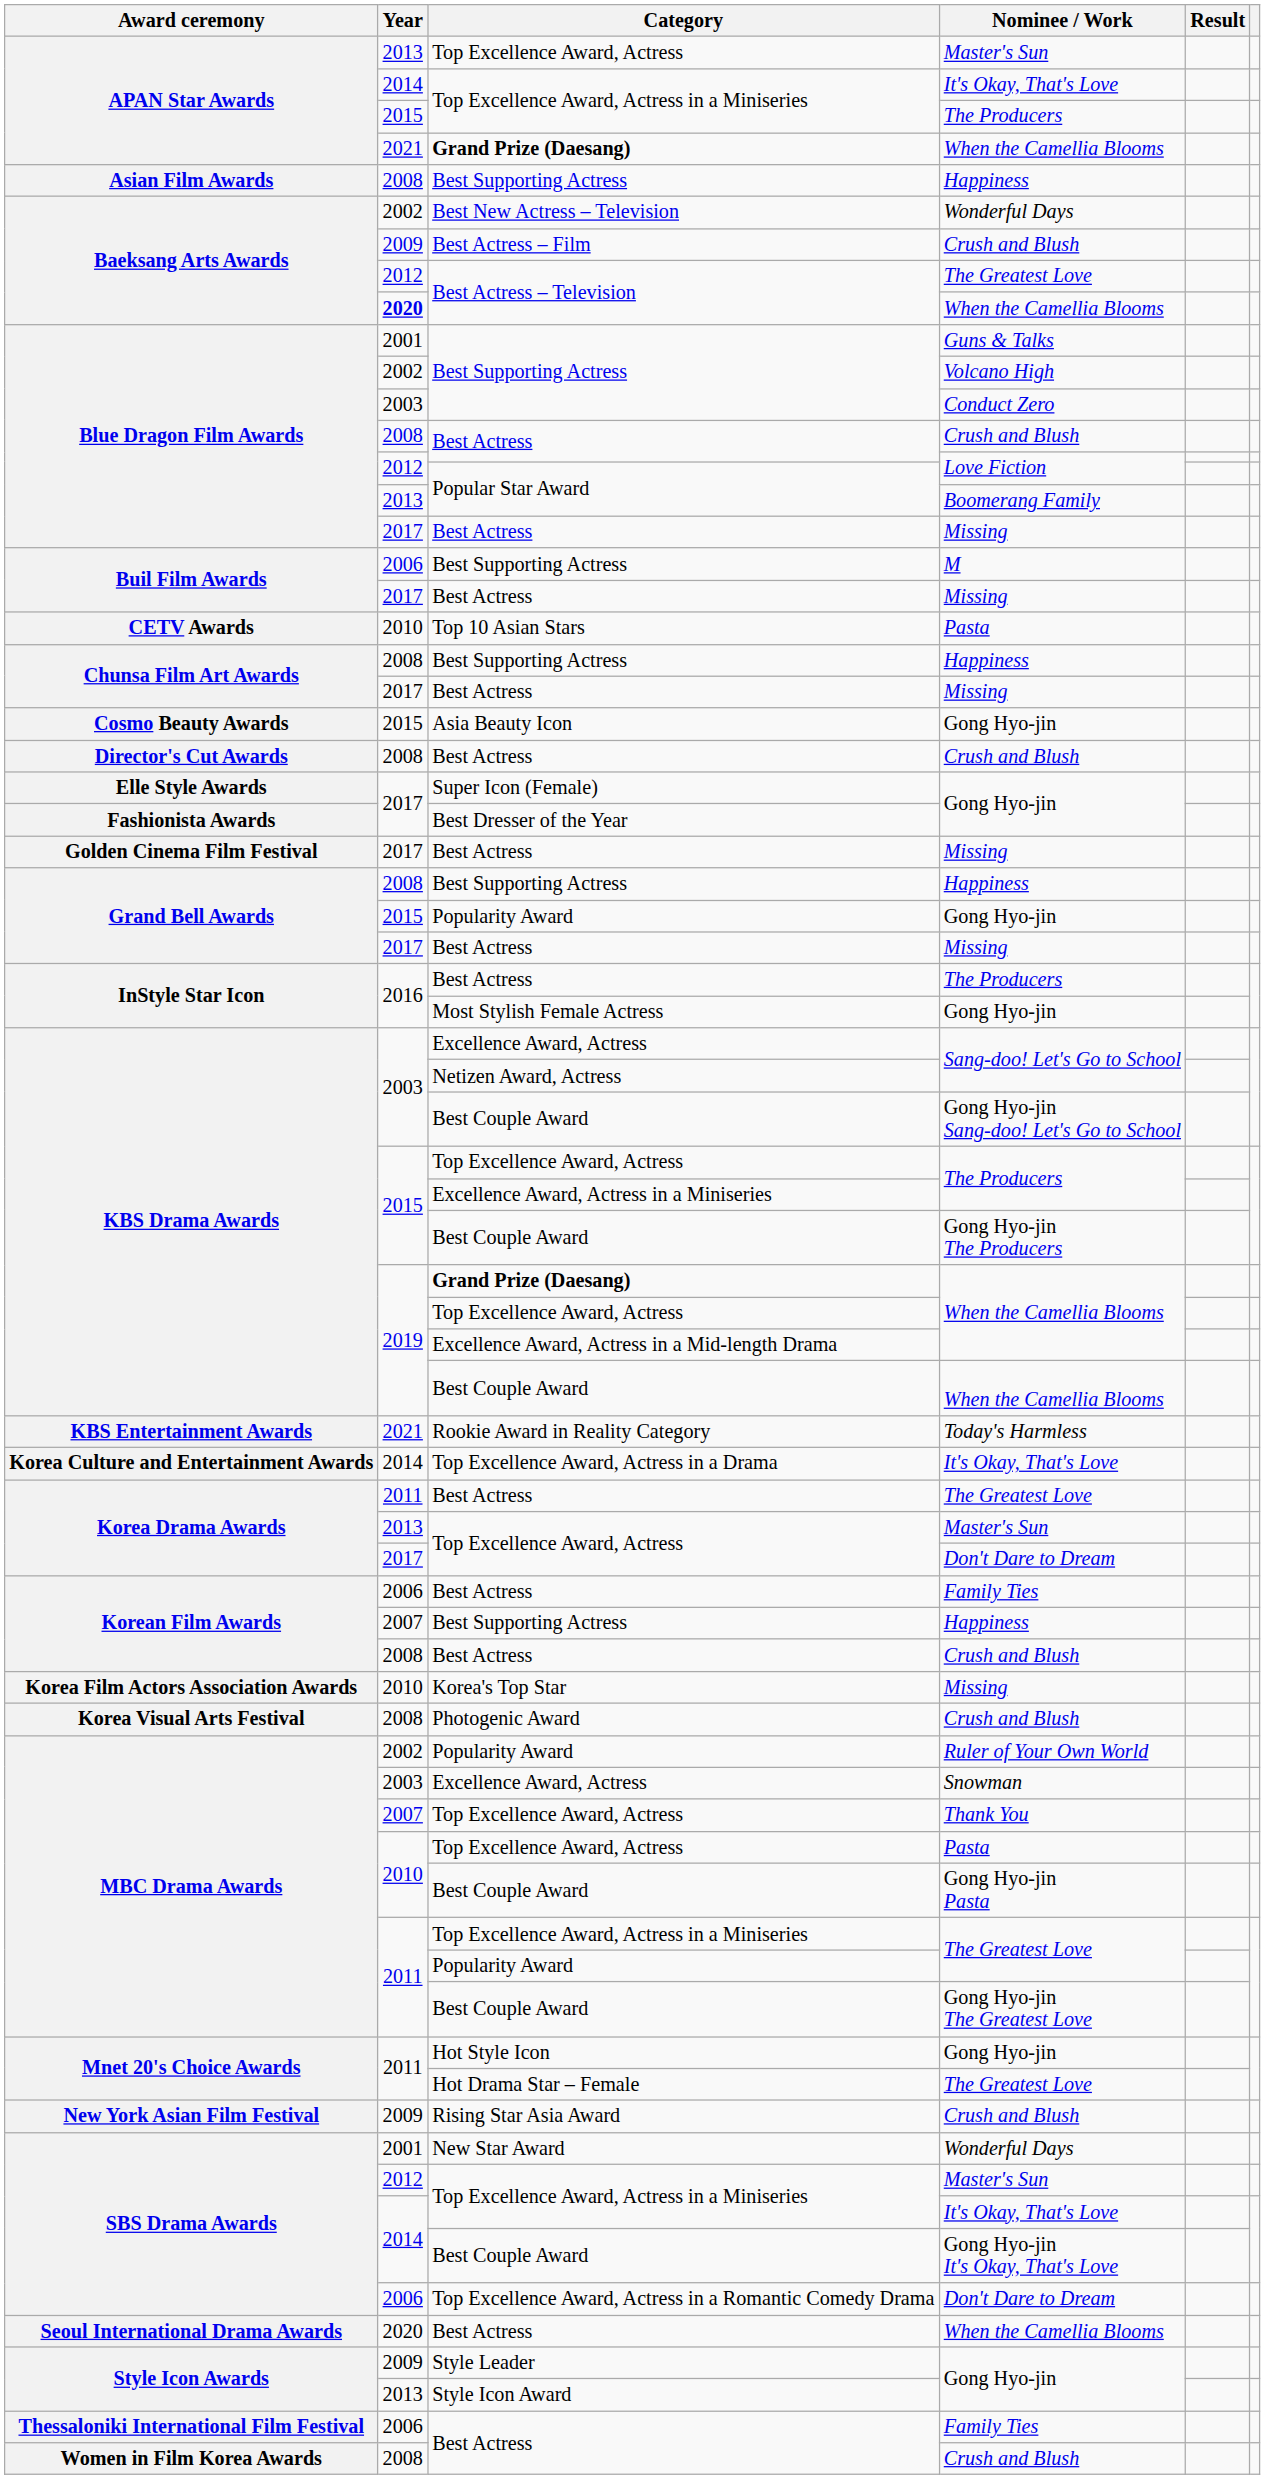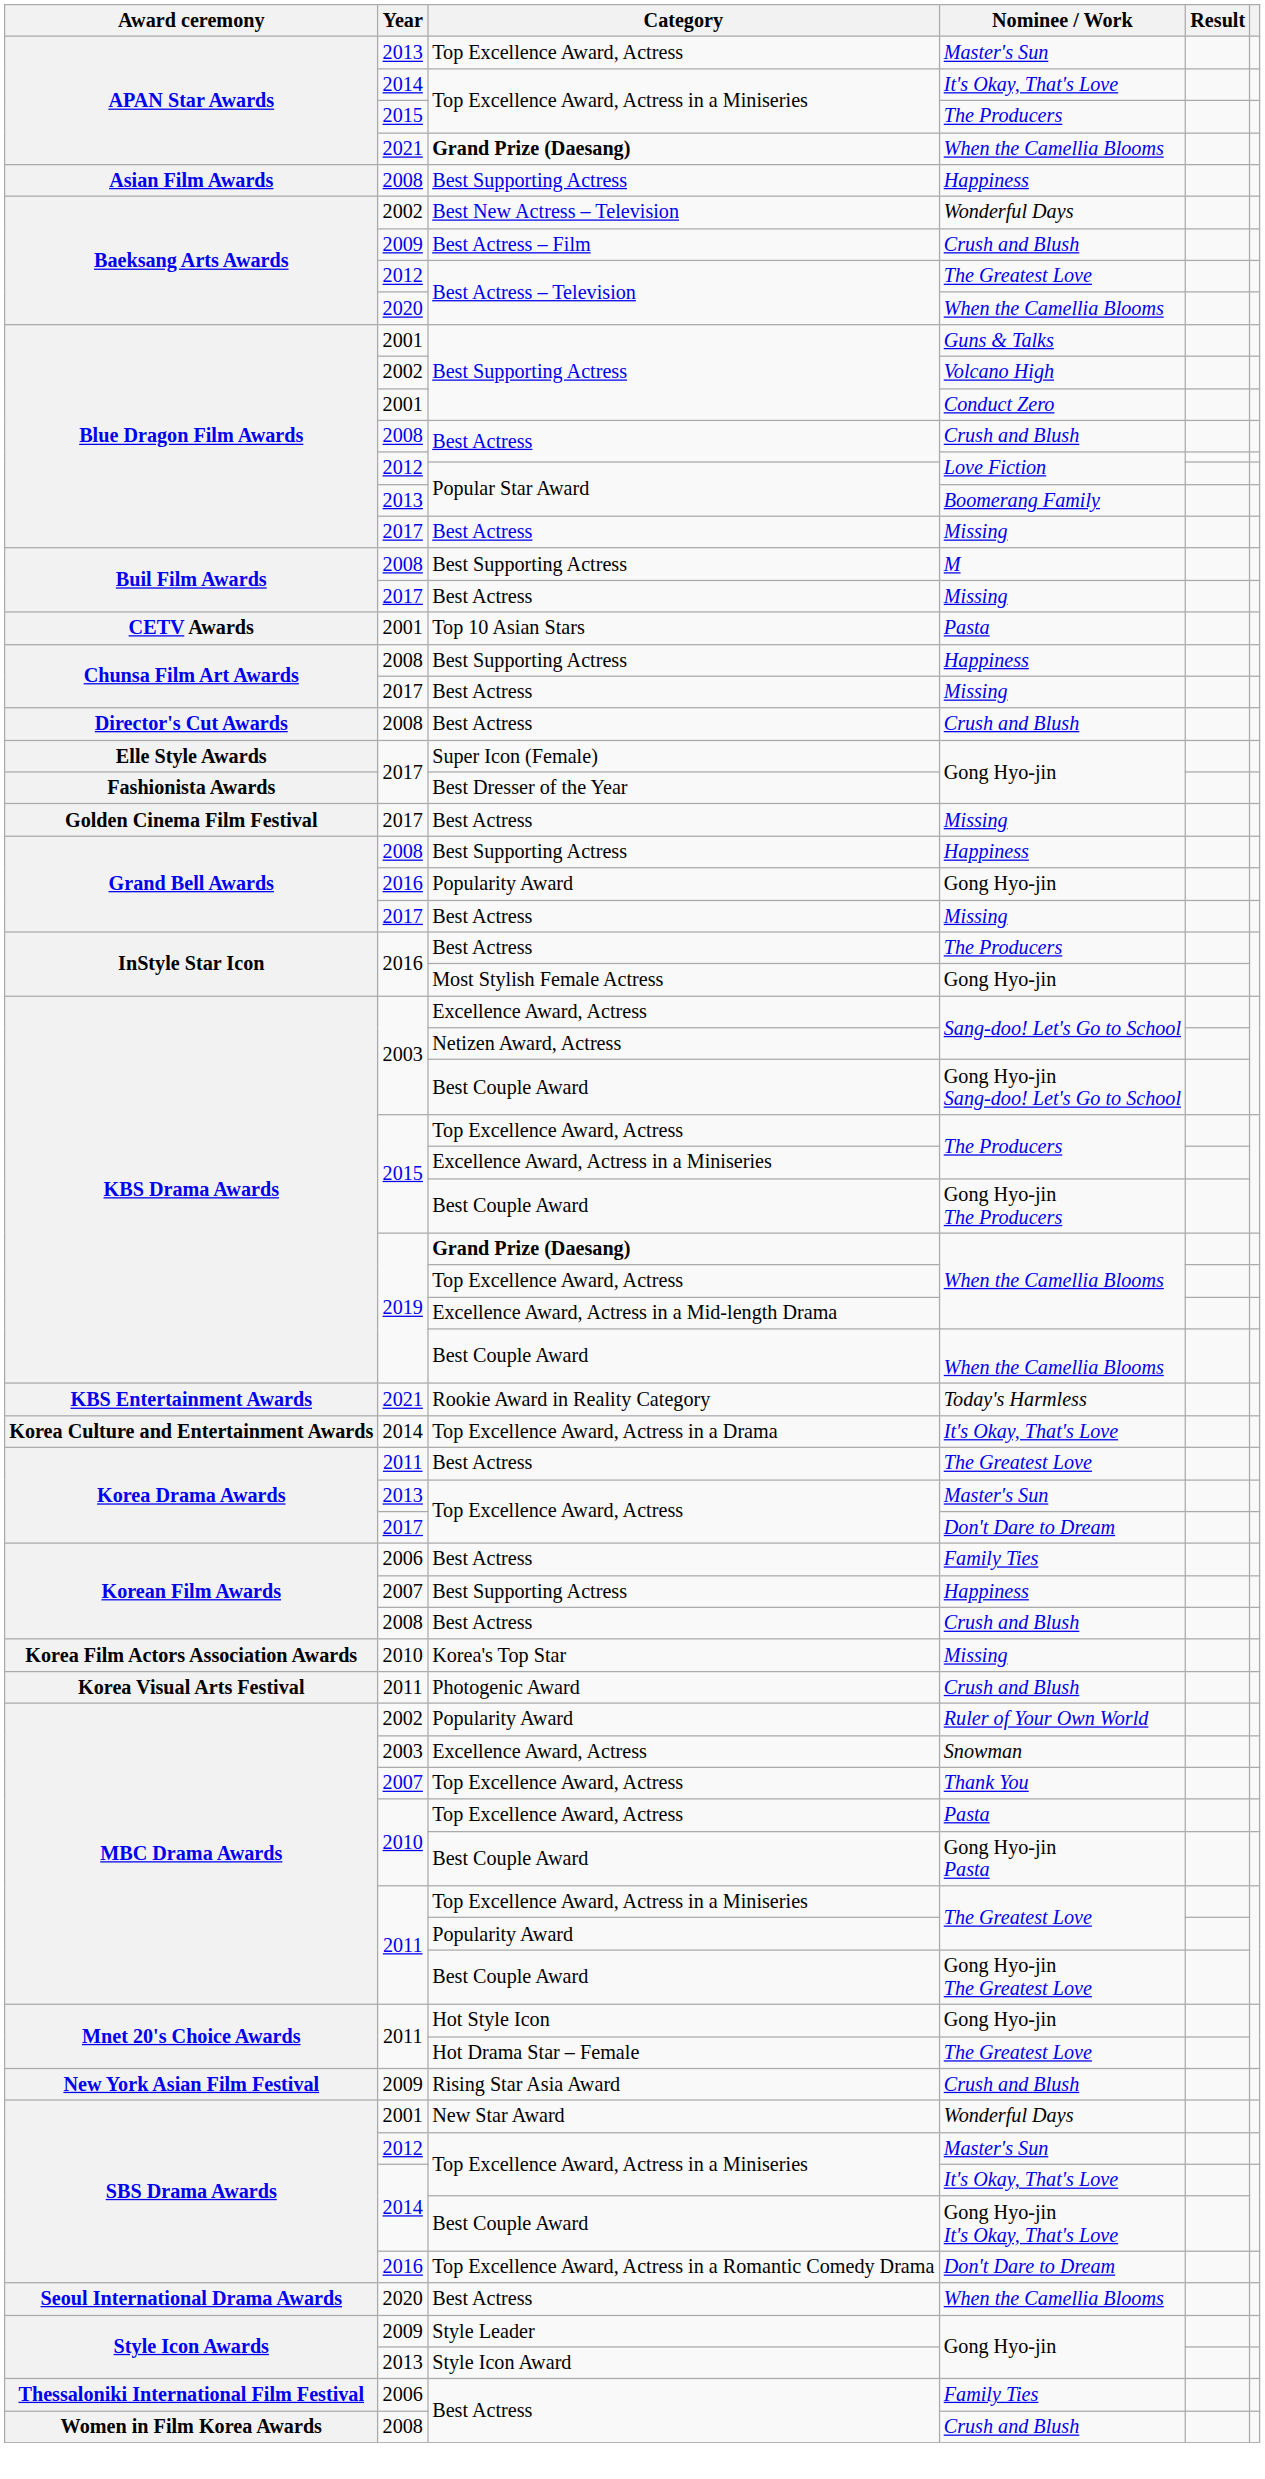(403, 308) bold -> (403, 308) normal
(403, 404) 2003 -> (403, 404) 2001
(403, 564) 2006 -> (403, 564) 2008
(403, 627) 2010 -> (403, 627) 2001
- row: (502, 723)
(403, 915) 2015 -> (403, 883) 2016
(403, 1719) 2008 -> (403, 1687) 2011
(403, 2298) 2006 -> (403, 2266) 2016
